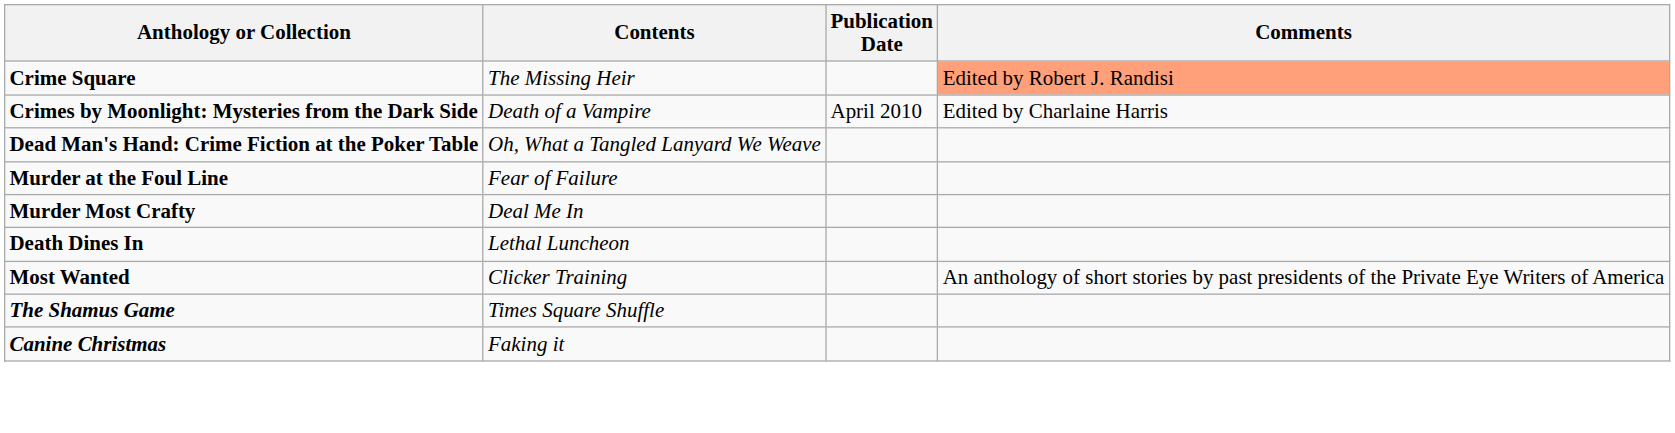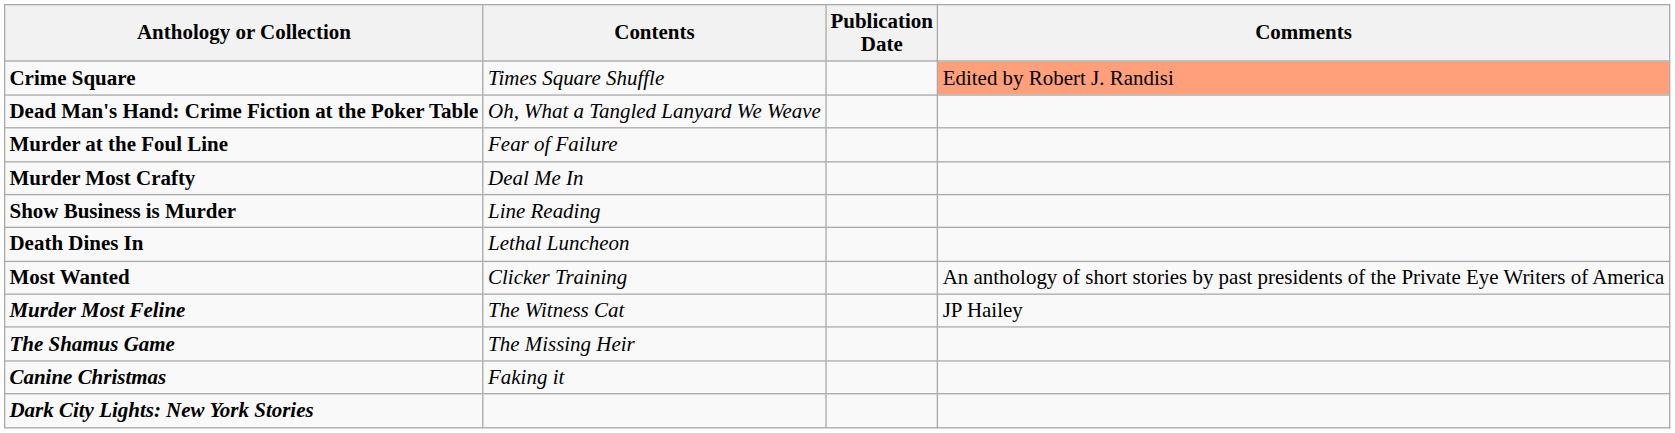(561, 77) The Missing Heir -> (576, 77) Times Square Shuffle
- row: (244, 111)
+ row: (123, 210)
+ row: (97, 310)
(576, 310) Times Square Shuffle -> (561, 343) The Missing Heir
+ row: (162, 410)
